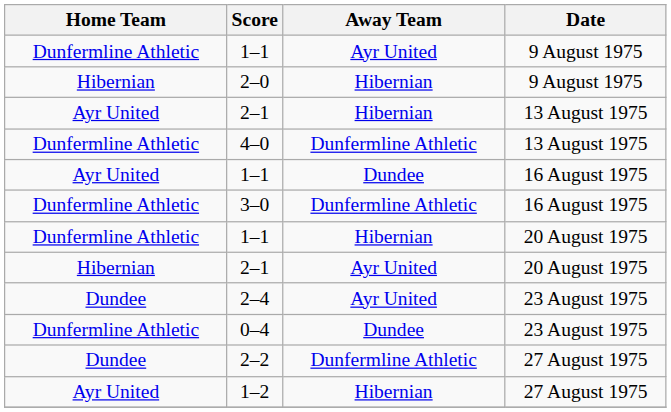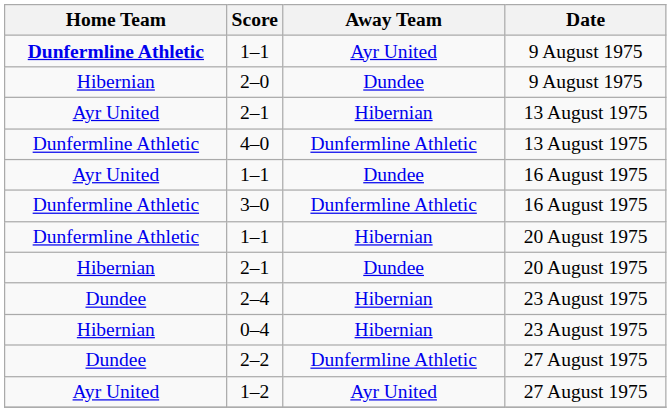(116, 50) normal -> (116, 50) bold
(394, 81) Hibernian -> (394, 81) Dundee
(394, 267) Ayr United -> (394, 267) Dundee
(394, 298) Ayr United -> (394, 298) Hibernian
(116, 329) Dunfermline Athletic -> (116, 329) Hibernian
(394, 329) Dundee -> (394, 329) Hibernian
(394, 391) Hibernian -> (394, 391) Ayr United
